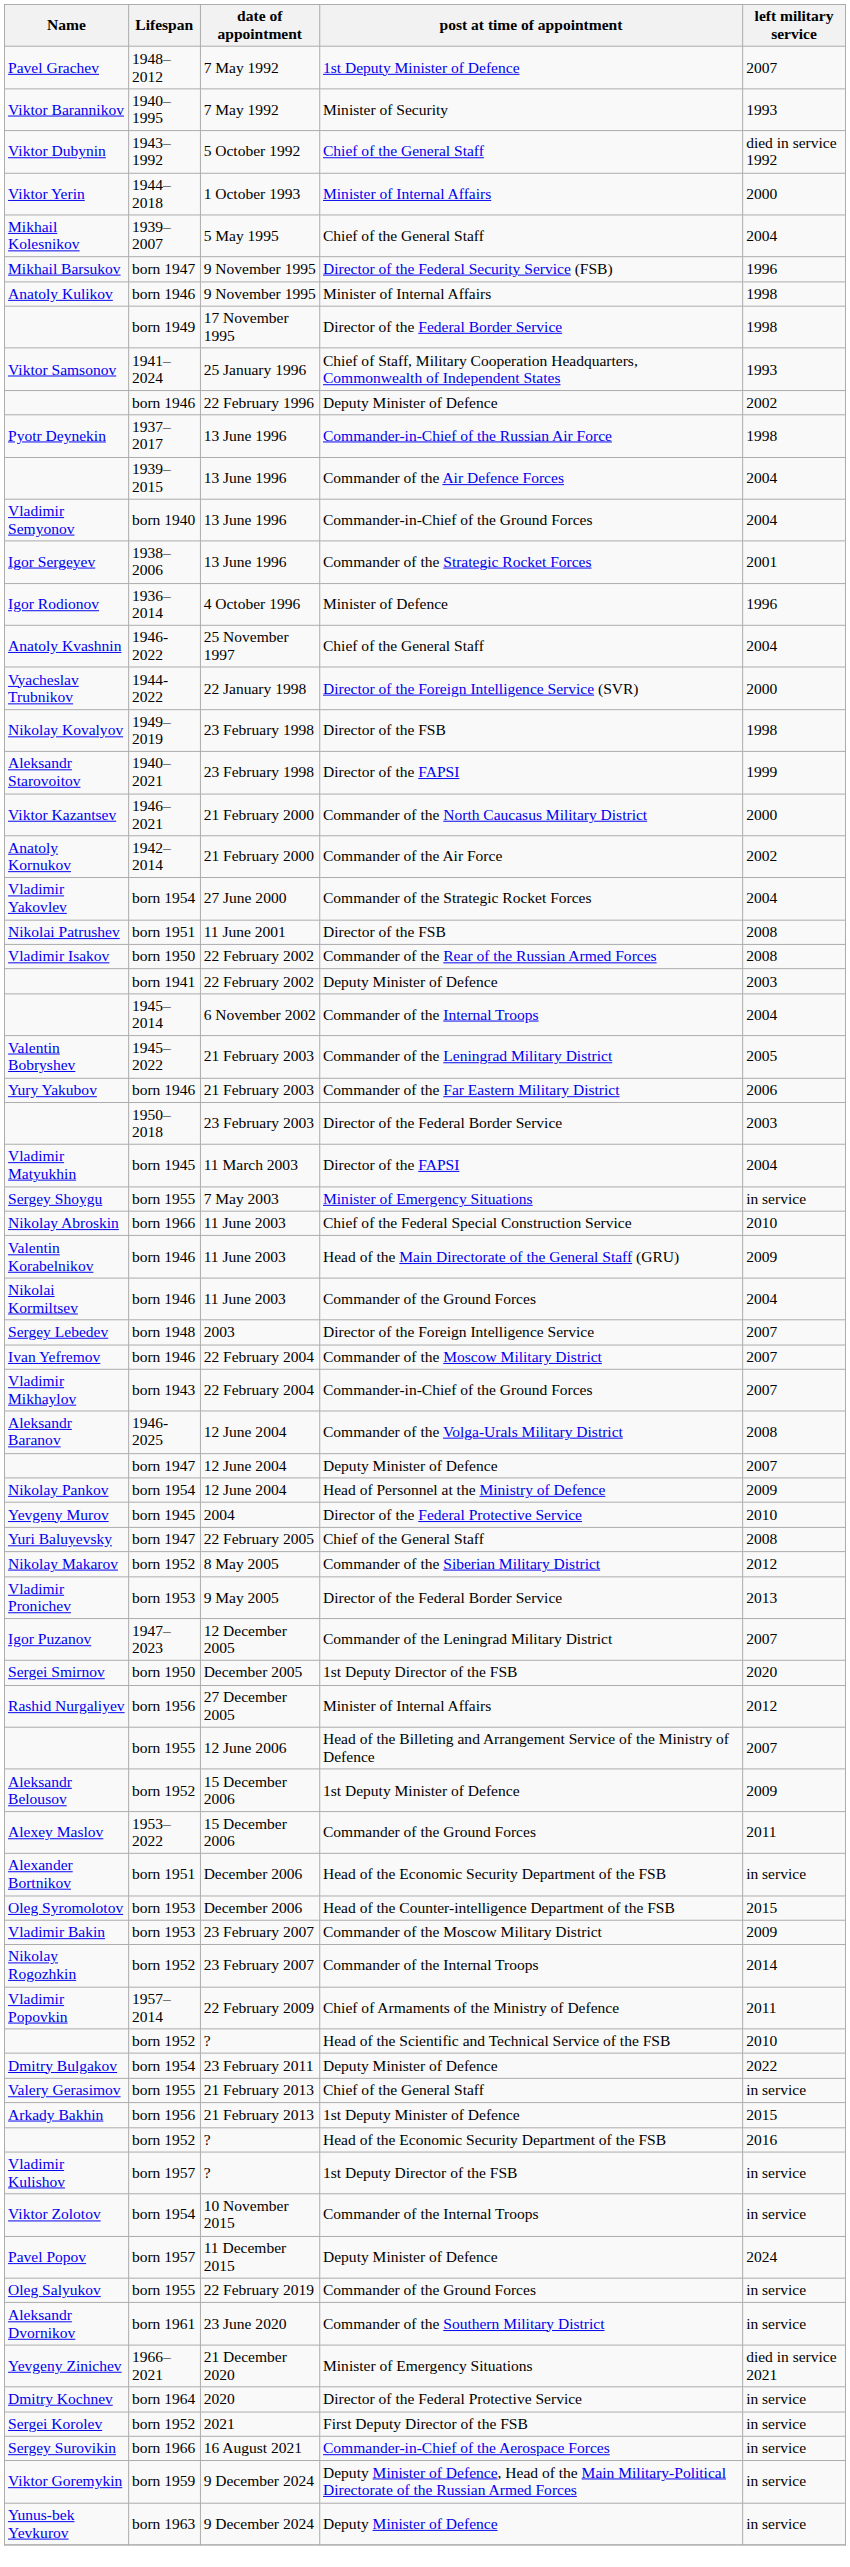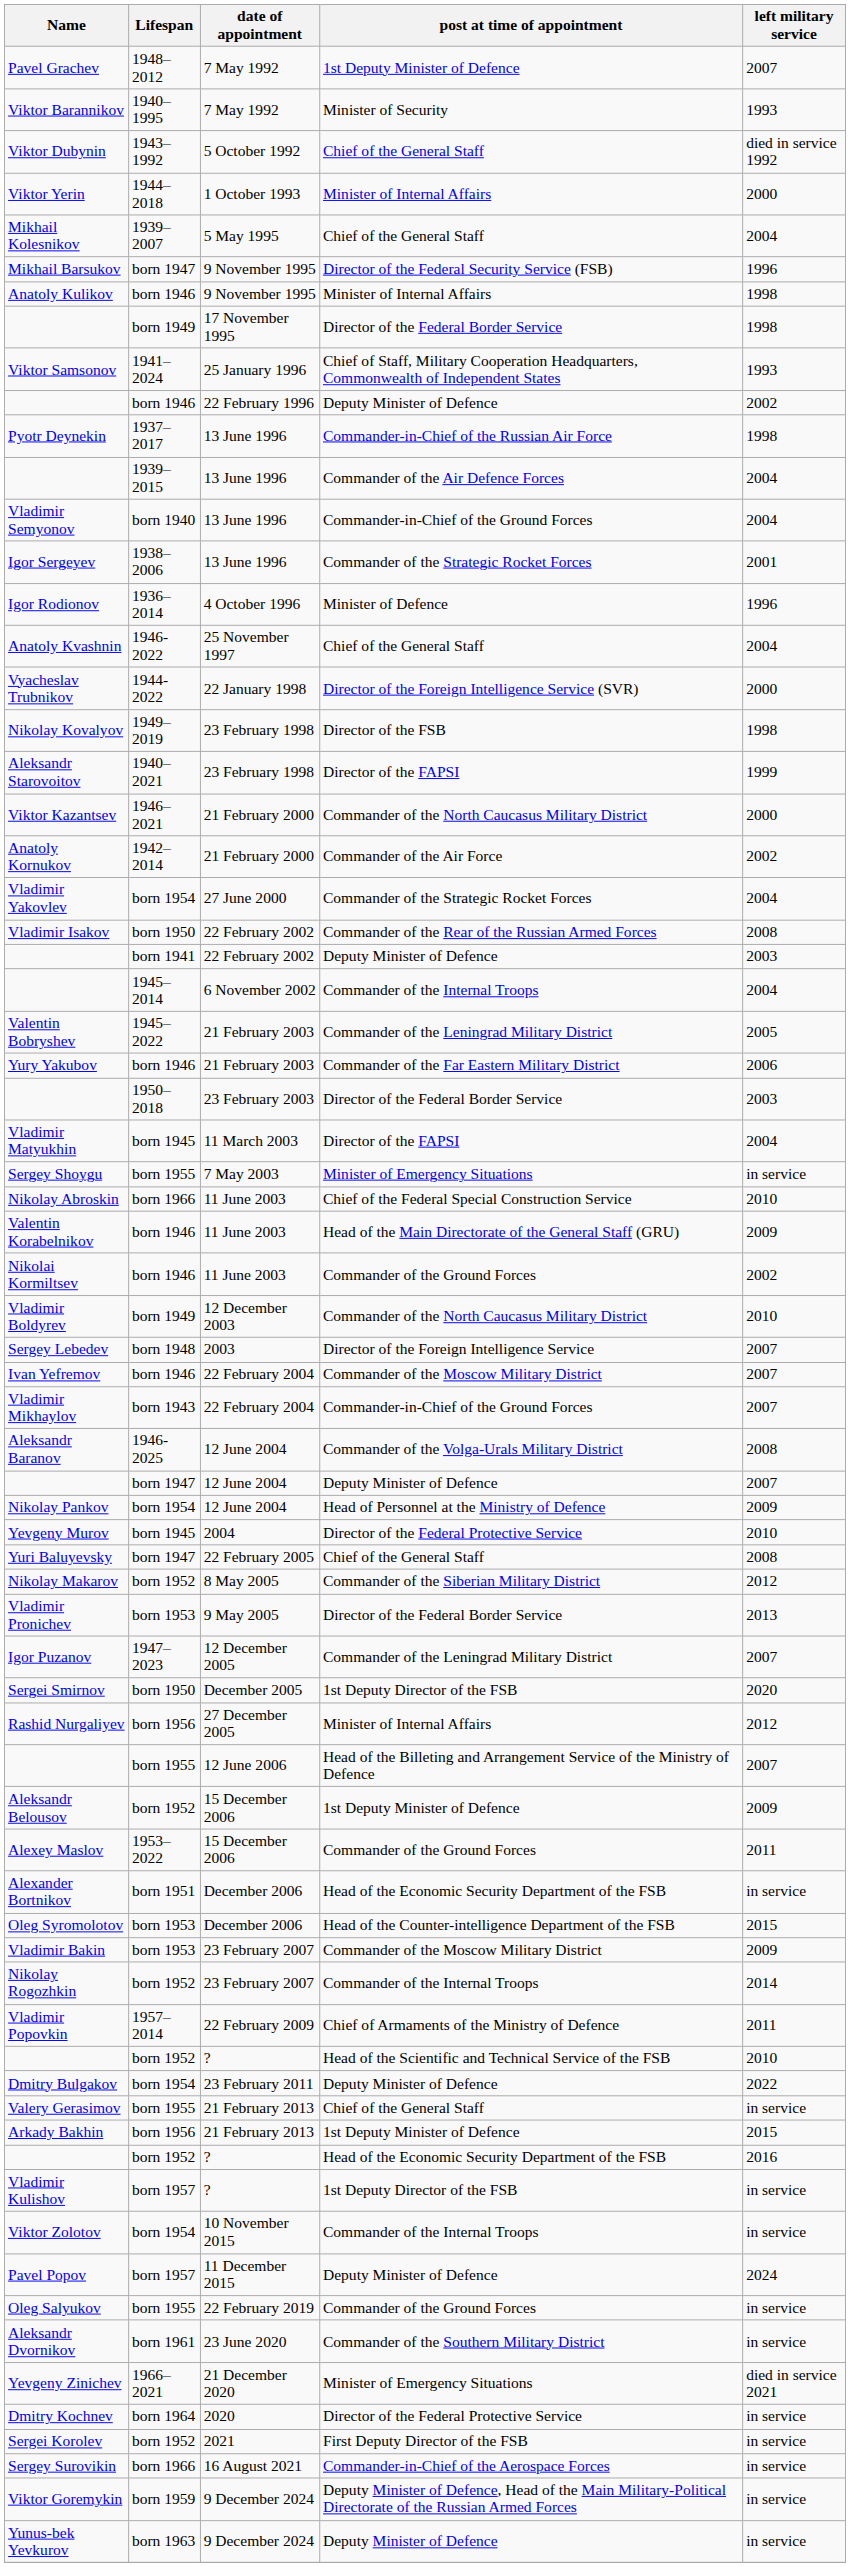- row: (64, 932)
(762, 1298) 2004 -> (762, 1274) 2002
+ row: (37, 1316)
